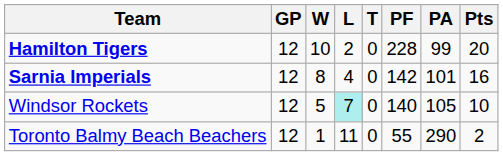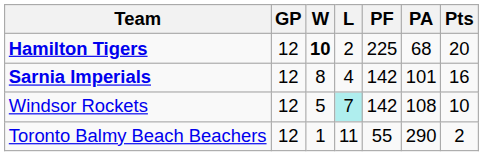- column: (372, 19)
(320, 48) normal -> (320, 48) bold
(402, 48) 228 -> (382, 48) 225
(441, 48) 99 -> (421, 48) 68
(402, 106) 140 -> (382, 106) 142
(441, 106) 105 -> (421, 106) 108
